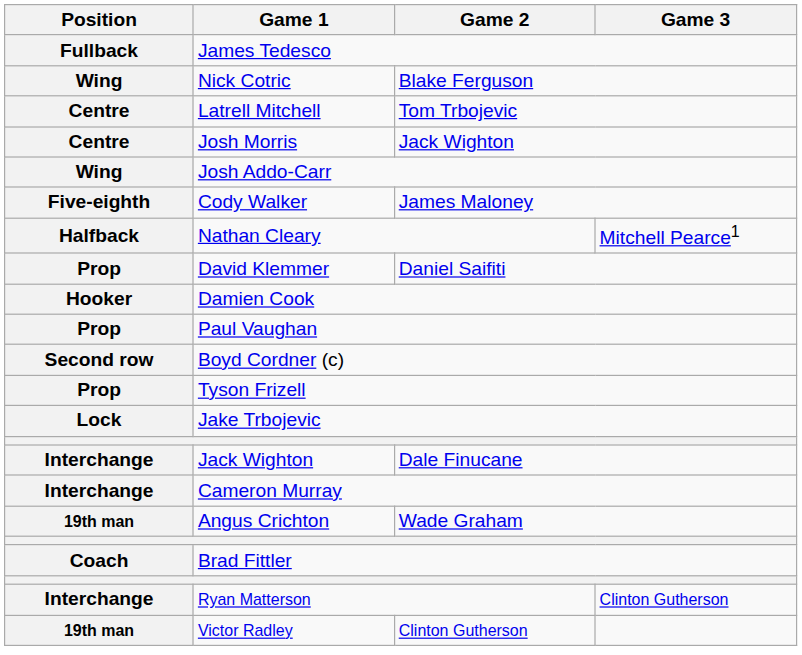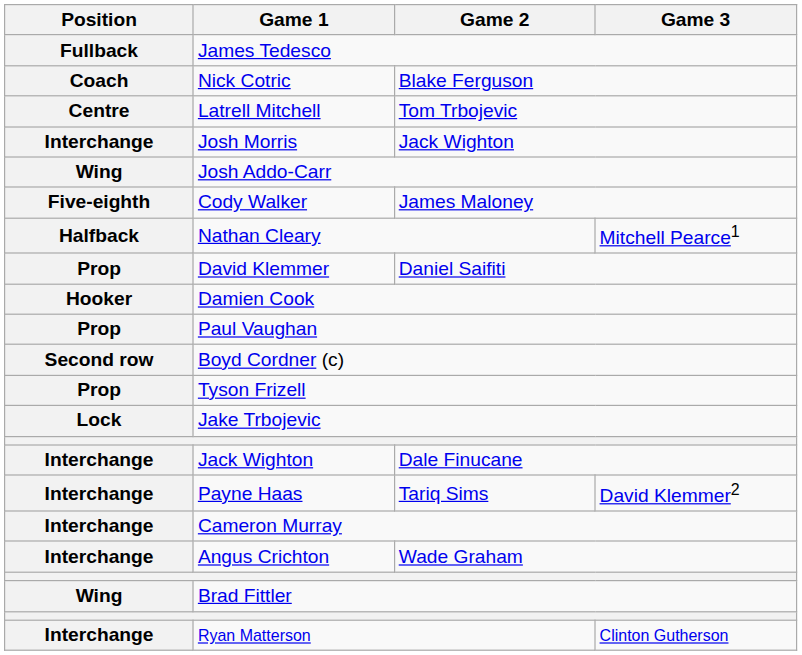(99, 80) Wing -> (99, 80) Coach
(99, 141) Centre -> (99, 141) Interchange
+ row: (250, 493)
(99, 522) 19th man -> (99, 556) Interchange
(99, 560) Coach -> (99, 595) Wing
- row: (245, 631)
